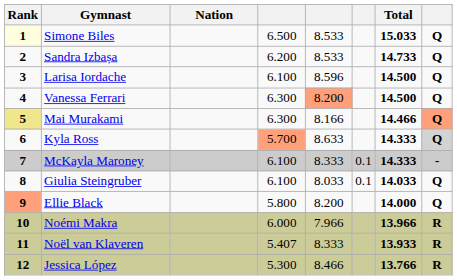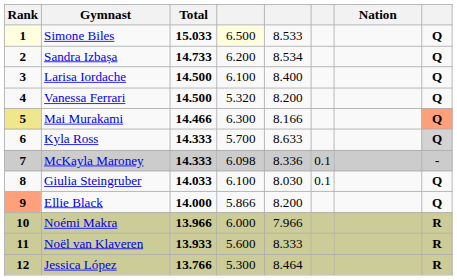columns swapped: (214, 14) <-> (398, 14)
(282, 35) no background -> (241, 35) lightyellow background
(329, 56) 8.533 -> (288, 56) 8.534
(329, 77) 8.596 -> (288, 77) 8.400
(282, 98) 6.300 -> (241, 98) 5.320
(329, 98) lightsalmon background -> (288, 98) no background
(282, 139) lightsalmon background -> (241, 139) no background
(282, 160) 6.100 -> (241, 160) 6.098
(329, 160) 8.333 -> (288, 160) 8.336
(329, 181) 8.033 -> (288, 181) 8.030
(282, 202) 5.800 -> (241, 202) 5.866
(282, 243) 5.407 -> (241, 243) 5.600
(329, 264) 8.466 -> (288, 264) 8.464
